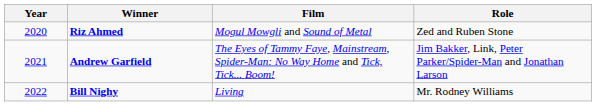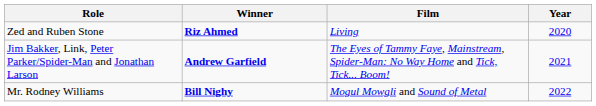columns swapped: (36, 13) <-> (503, 13)
(293, 31) Mogul Mowgli and Sound of Metal -> (344, 31) Living
(229, 91) Living -> (408, 91) Mogul Mowgli and Sound of Metal
